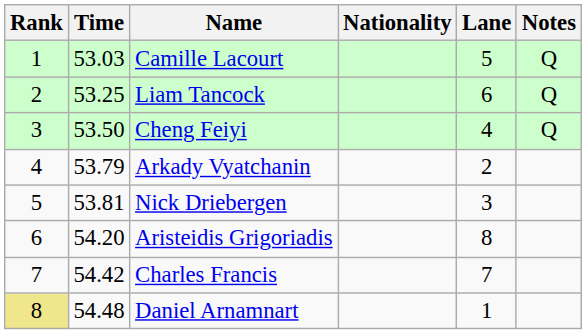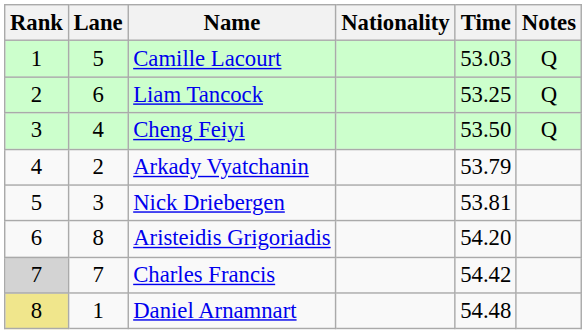columns swapped: (487, 22) <-> (99, 22)
(36, 274) no background -> (36, 274) lightgrey background
